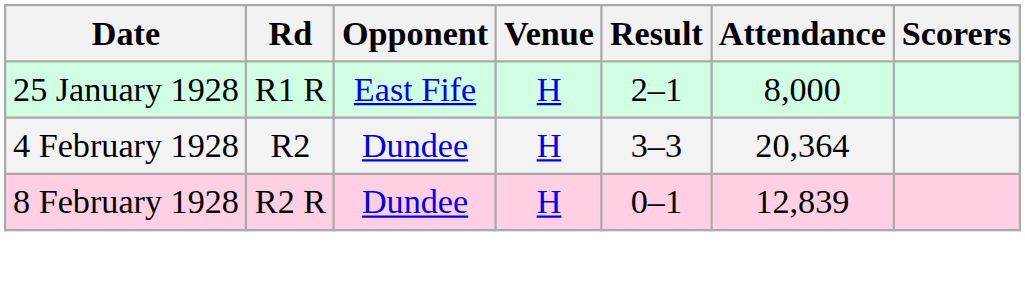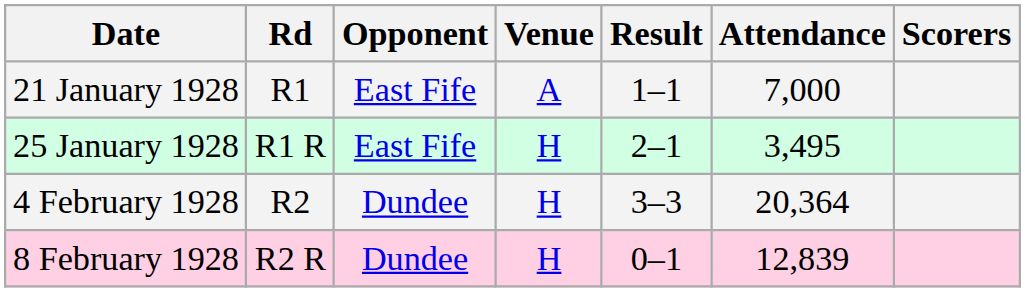+ row: (126, 89)
(802, 89) 8,000 -> (802, 145) 3,495
